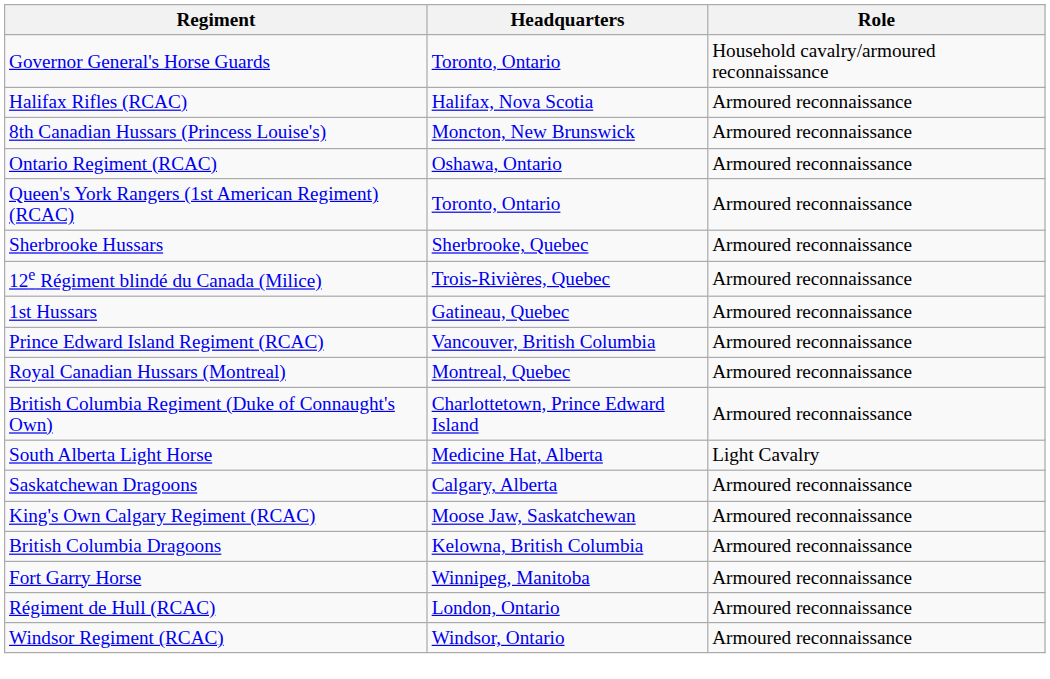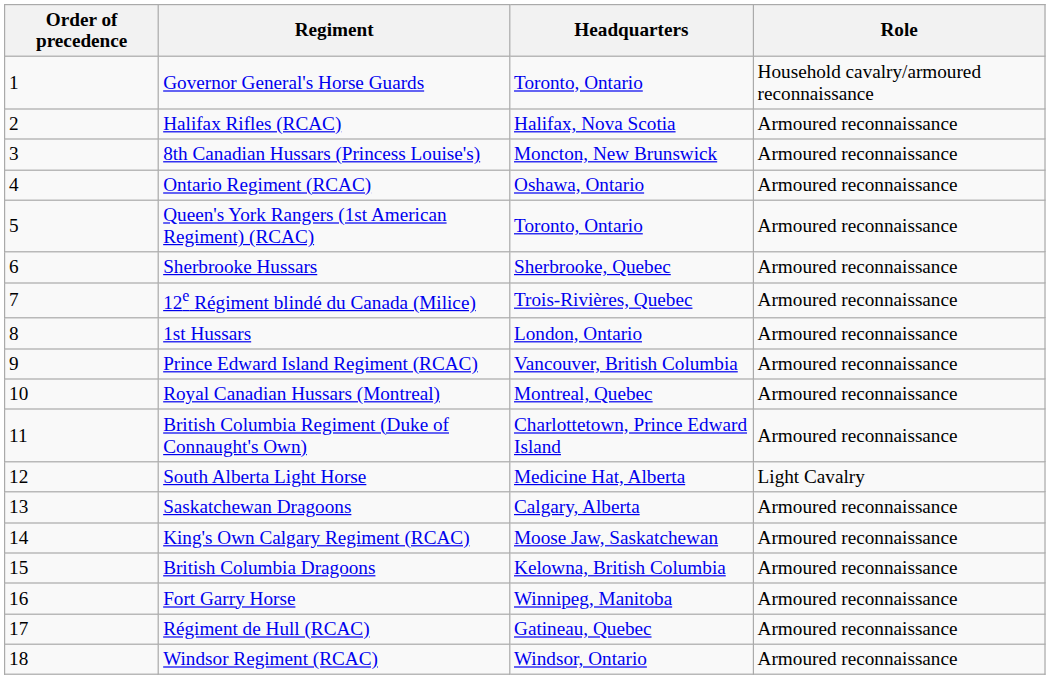+ column: (82, 30)
(500, 311) Gatineau, Quebec -> (578, 333) London, Ontario
(496, 607) London, Ontario -> (583, 628) Gatineau, Quebec
